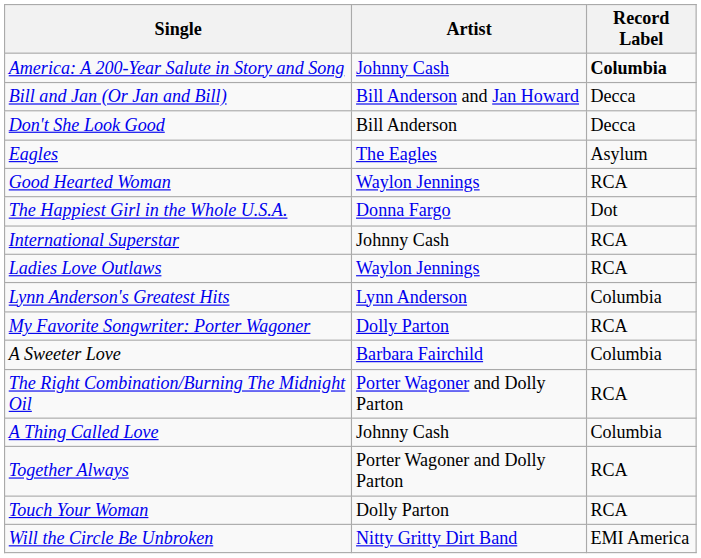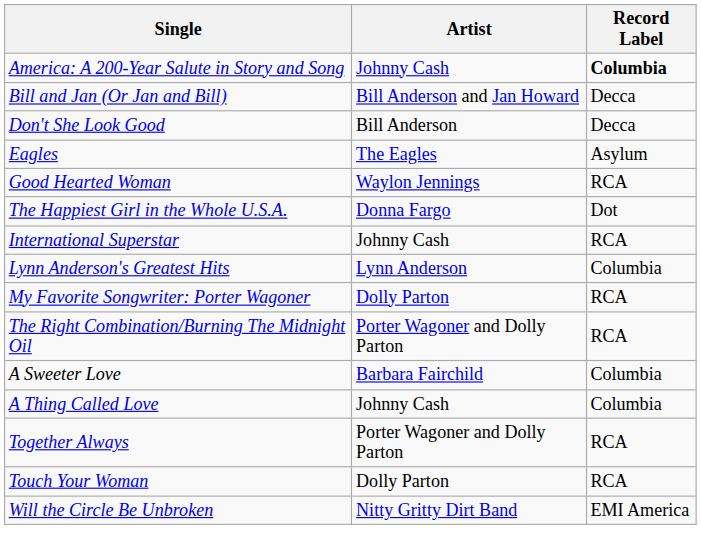- row: (85, 268)
rows swapped: (177, 393) <-> (65, 354)
